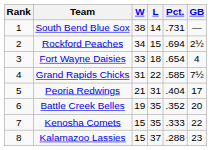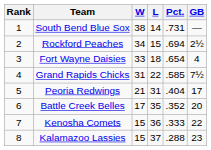(140, 106) 19 -> (140, 106) 17
(155, 122) 35 -> (155, 122) 36
